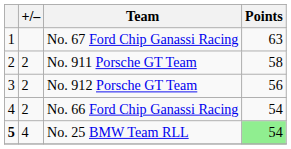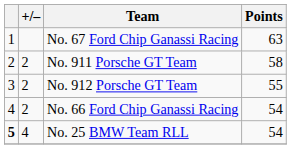(276, 86) 56 -> (276, 86) 55
(276, 132) lightgreen background -> (276, 132) no background
